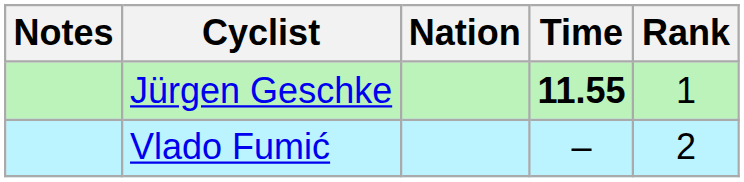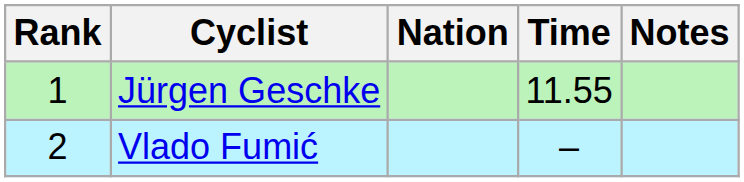columns swapped: (686, 33) <-> (63, 33)
(581, 90) bold -> (569, 90) normal
